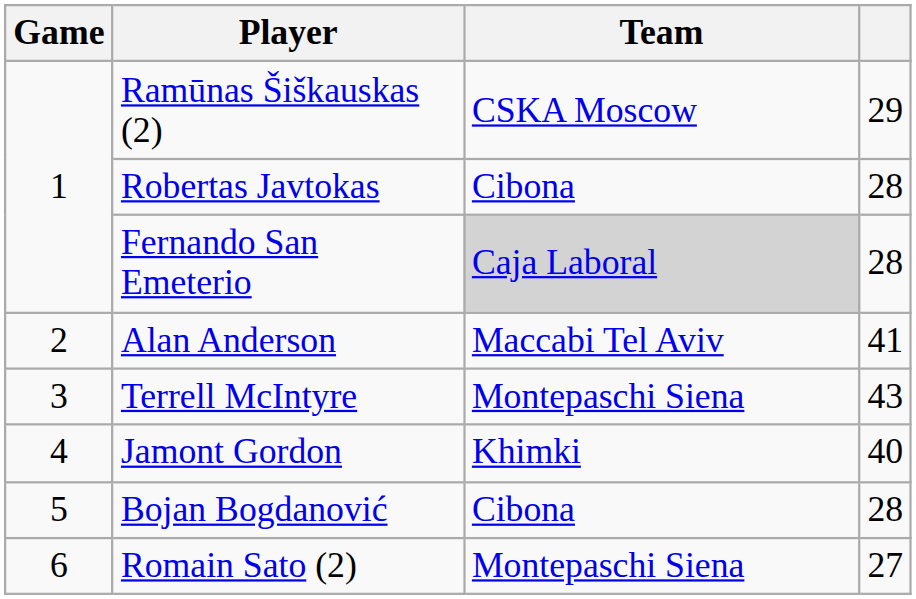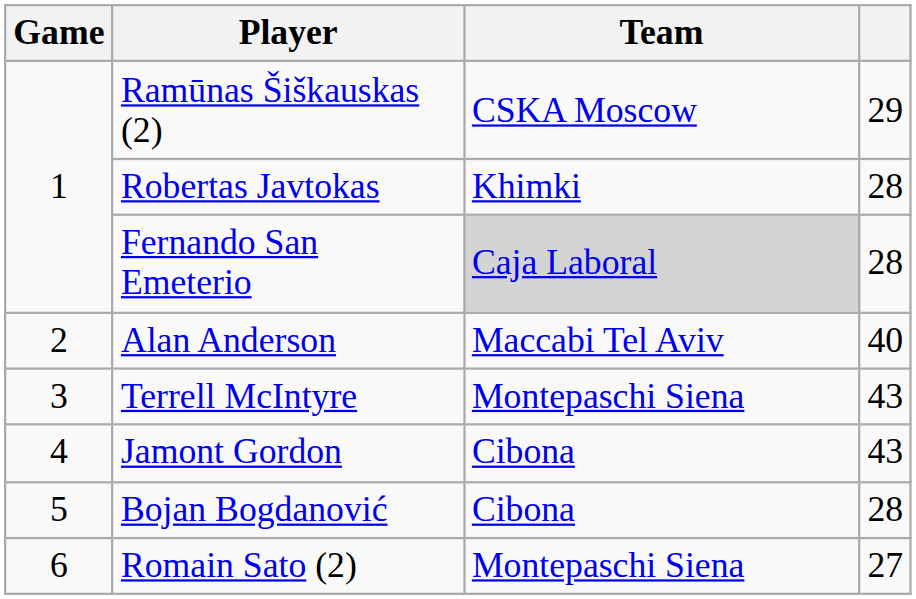(523, 186) Cibona -> (526, 186) Khimki
(885, 339) 41 -> (885, 339) 40
(526, 452) Khimki -> (523, 452) Cibona
(885, 452) 40 -> (885, 452) 43
